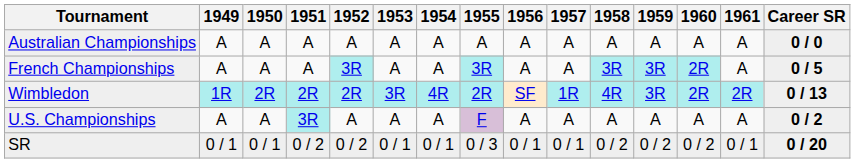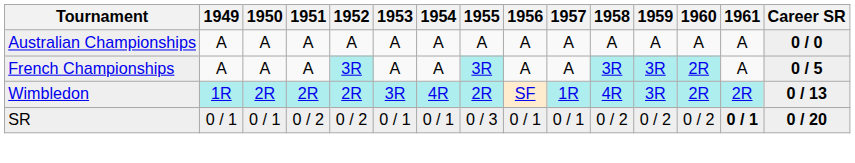- row: (82, 119)
(742, 145) normal -> (742, 119) bold
